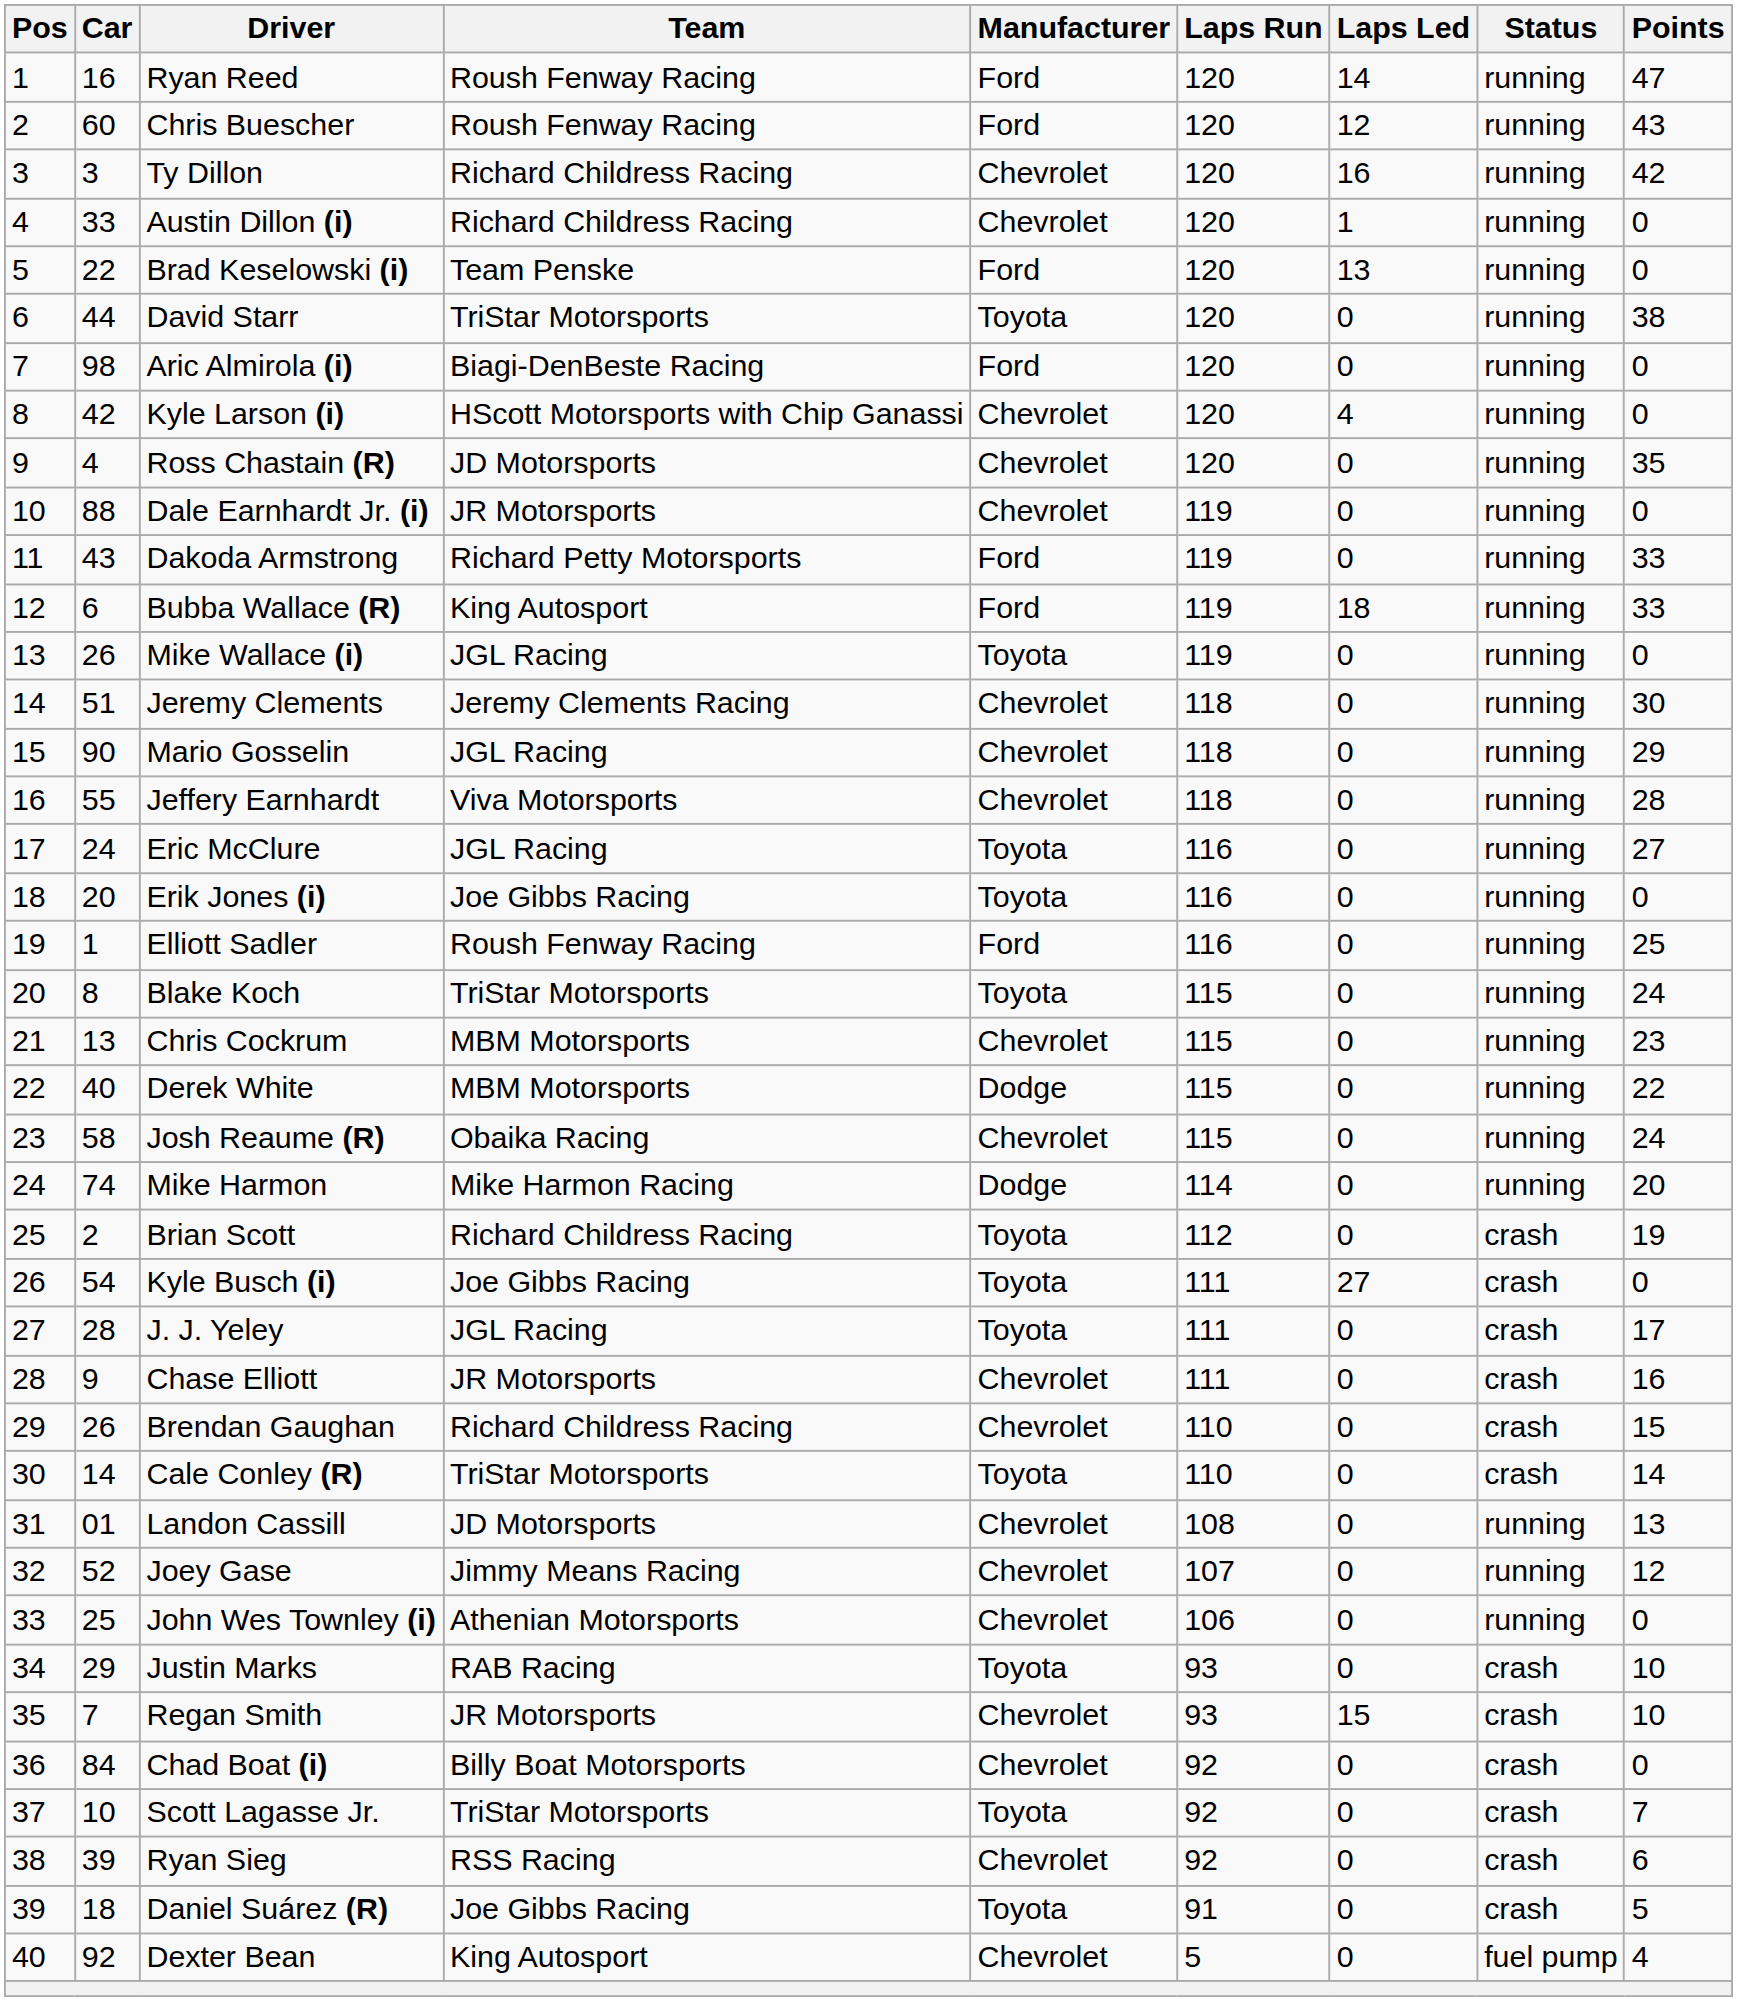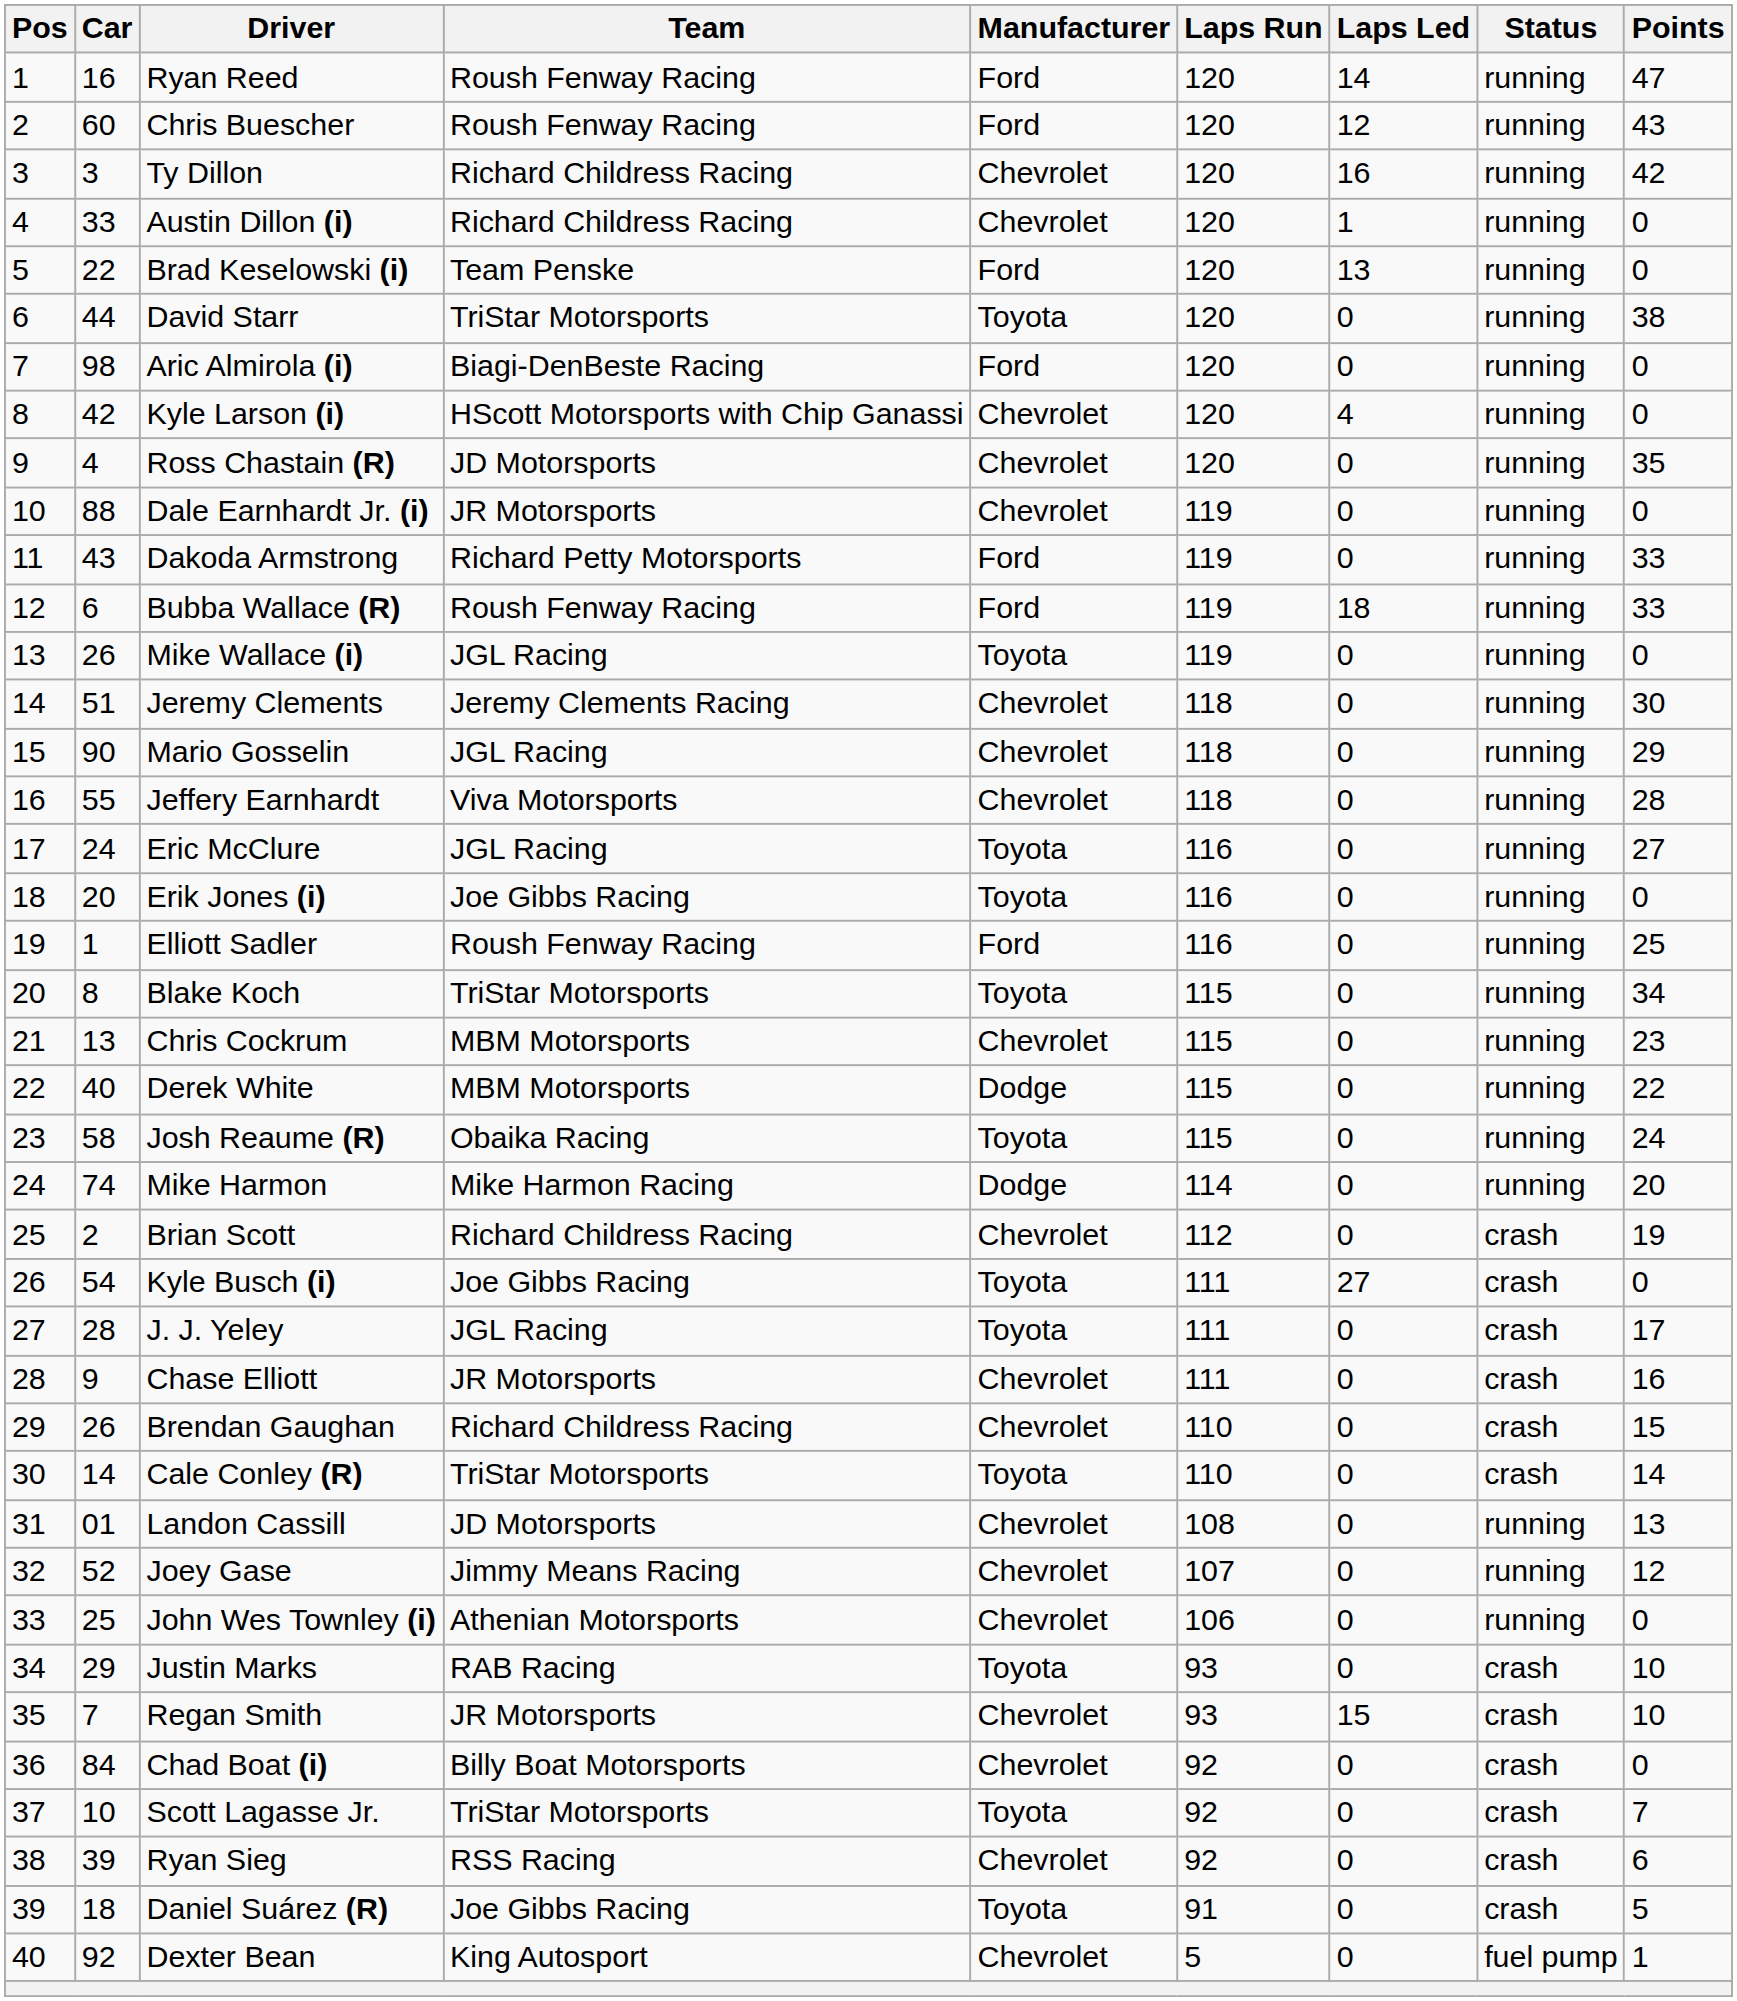(549, 607) King Autosport -> (603, 607) Roush Fenway Racing
(1649, 992) 24 -> (1649, 992) 34
(1043, 1137) Chevrolet -> (1022, 1137) Toyota
(1022, 1233) Toyota -> (1043, 1233) Chevrolet
(1640, 1957) 4 -> (1640, 1957) 1
